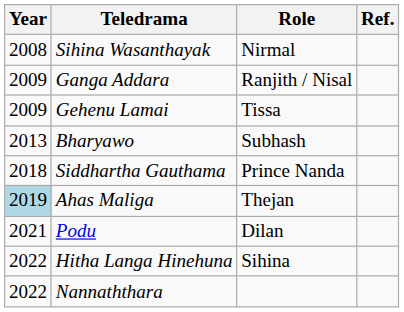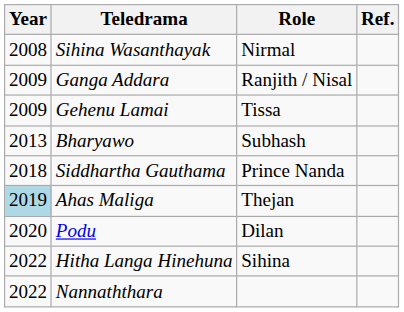(28, 230) 2021 -> (28, 230) 2020
